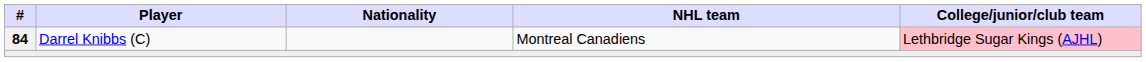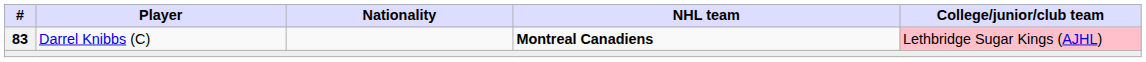(20, 38) 84 -> (20, 38) 83
(581, 38) normal -> (585, 38) bold
